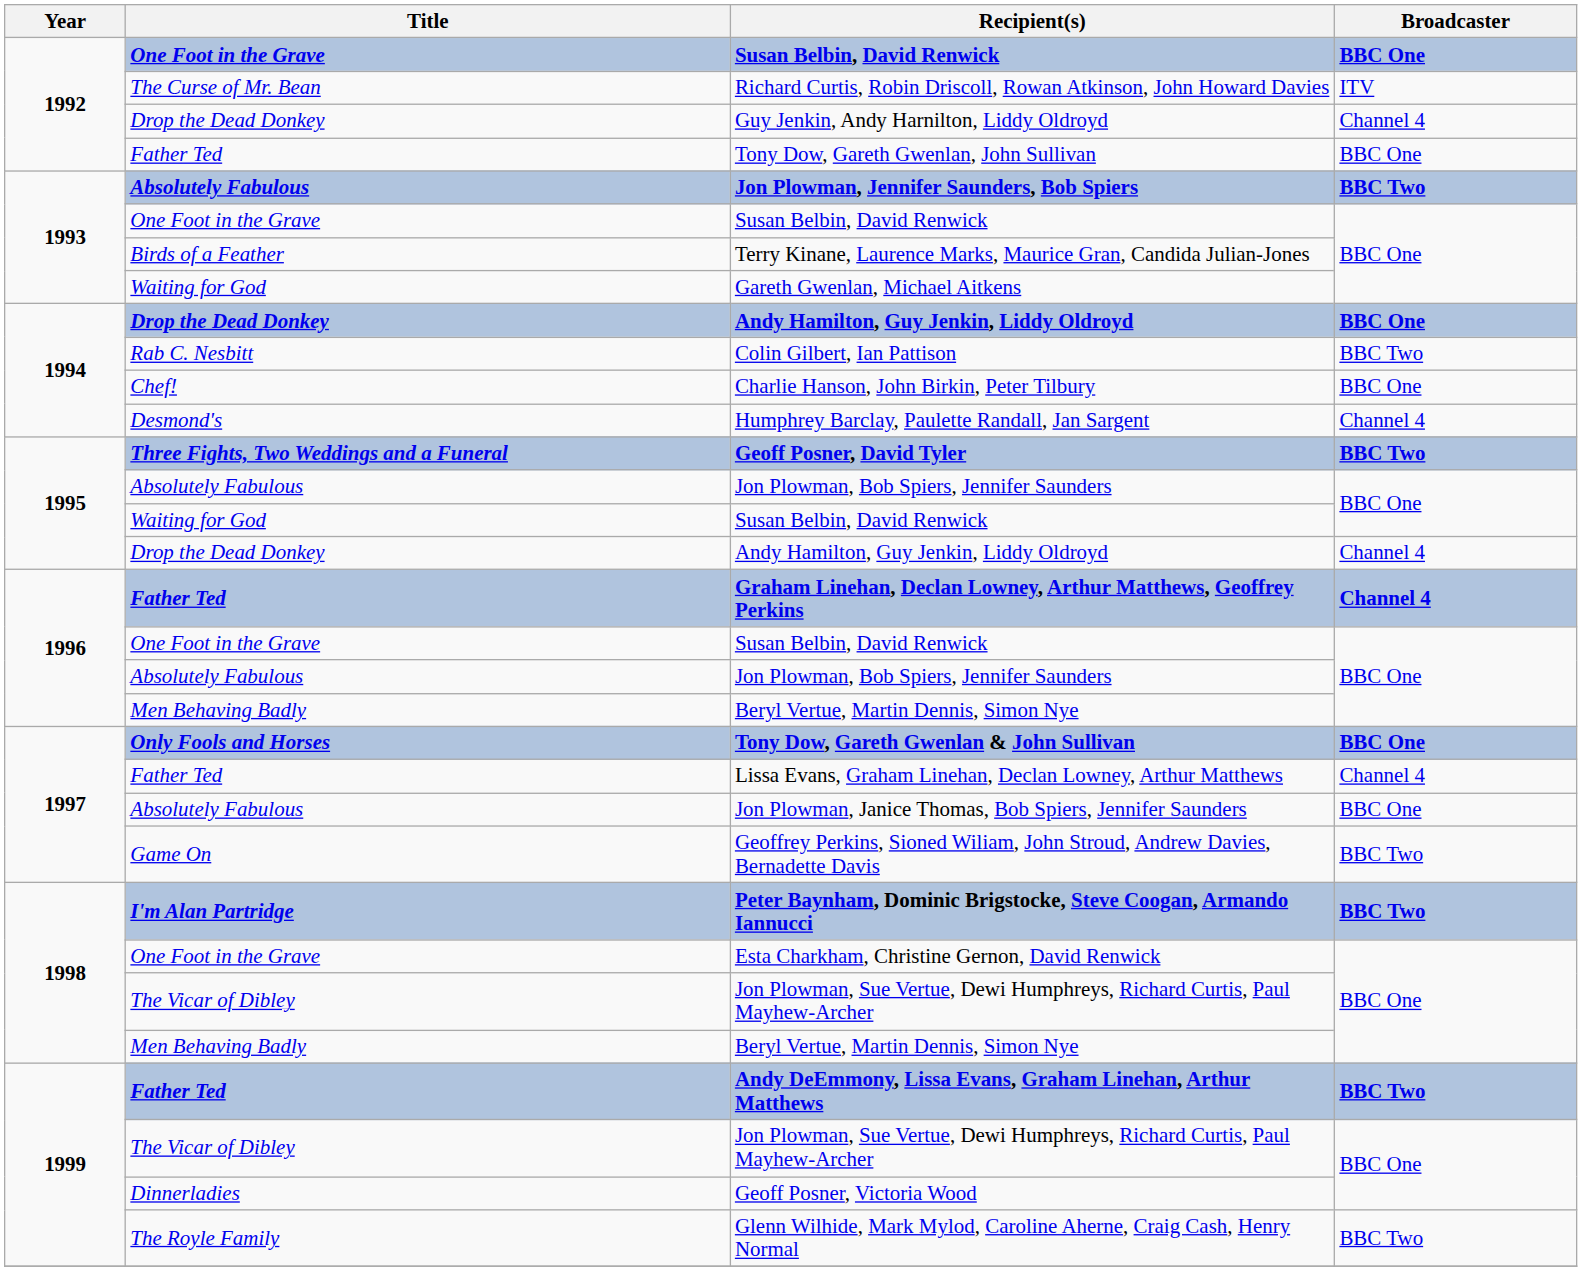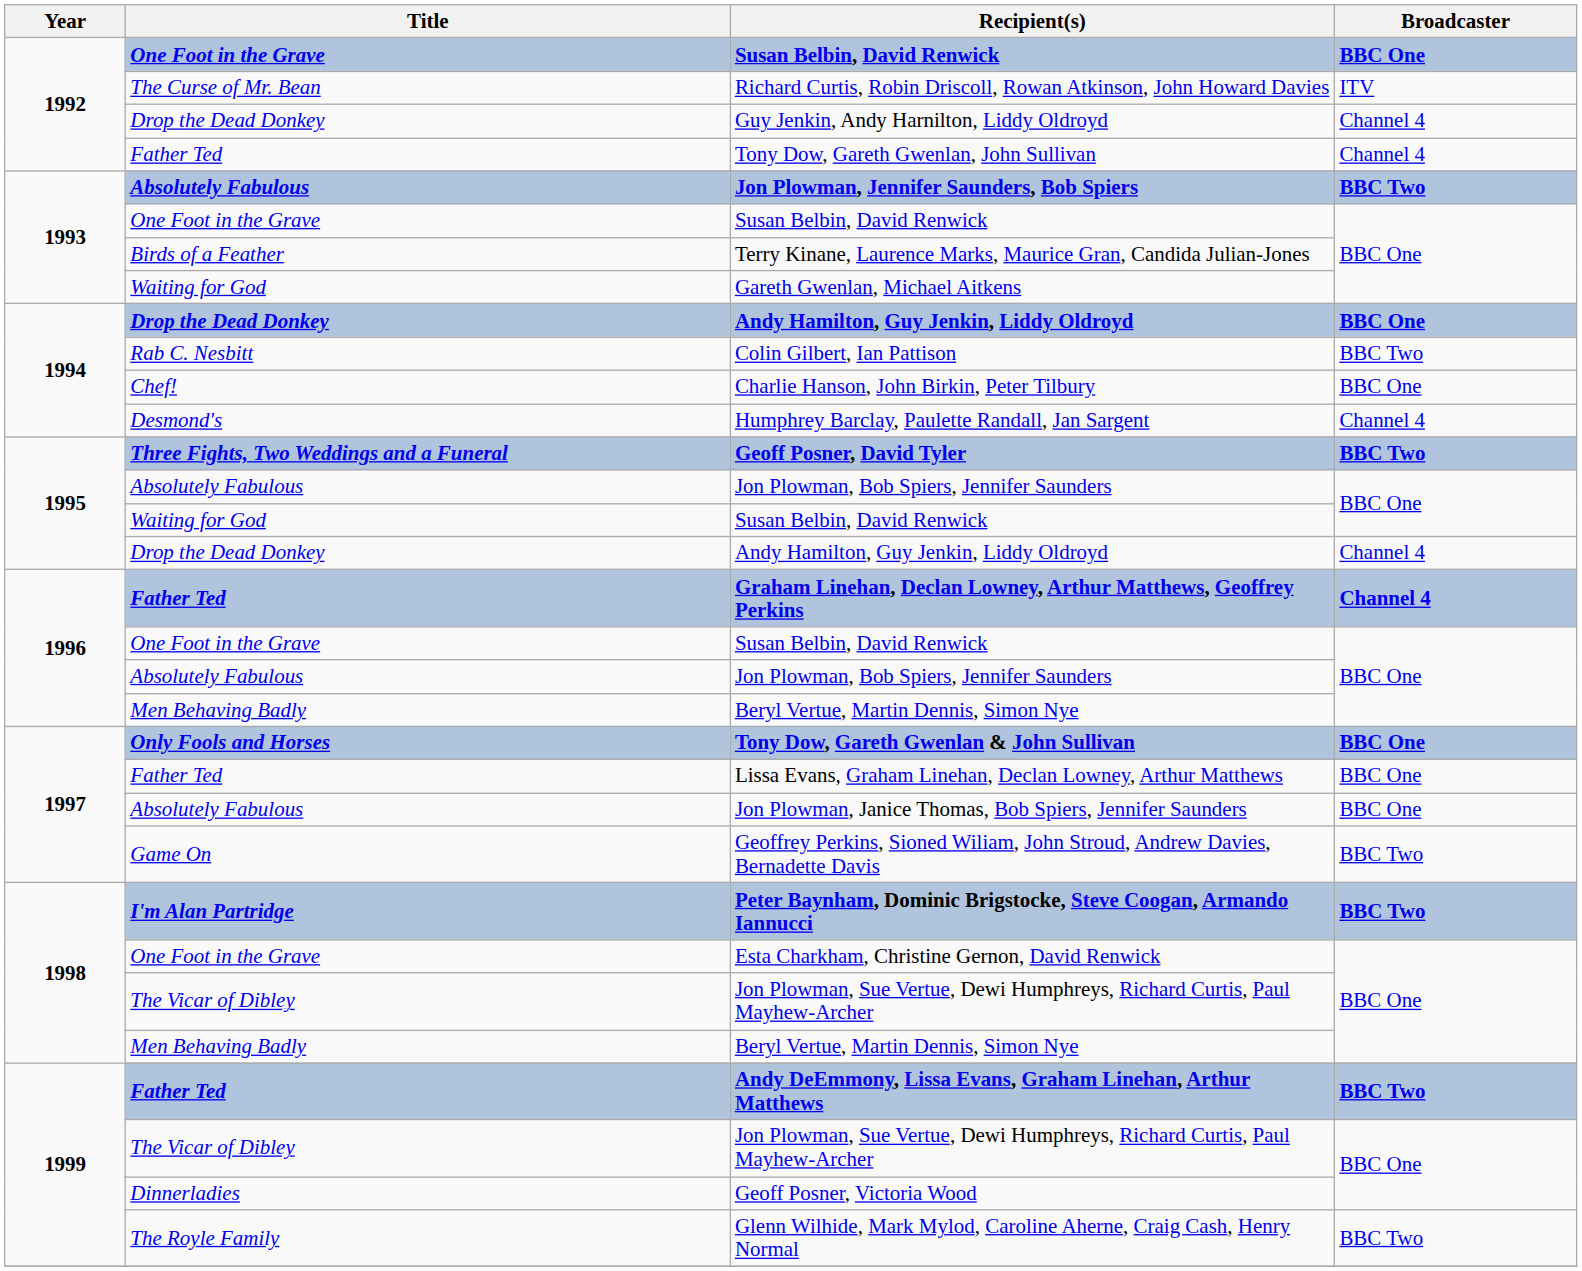(1380, 154) BBC One -> (1382, 154) Channel 4
(1382, 776) Channel 4 -> (1380, 776) BBC One
